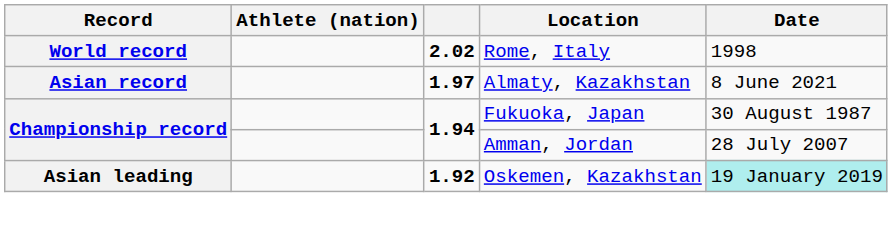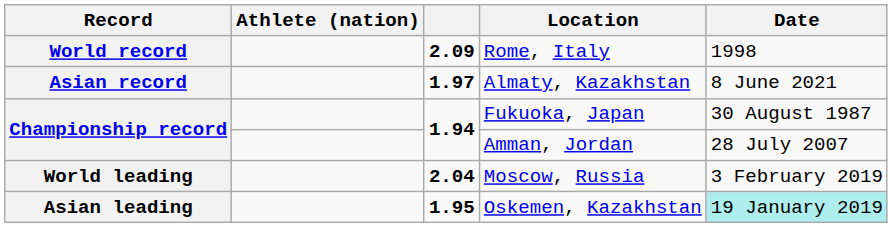(452, 51) 2.02 -> (452, 51) 2.09
+ row: (564, 176)
(452, 176) 1.92 -> (452, 207) 1.95
